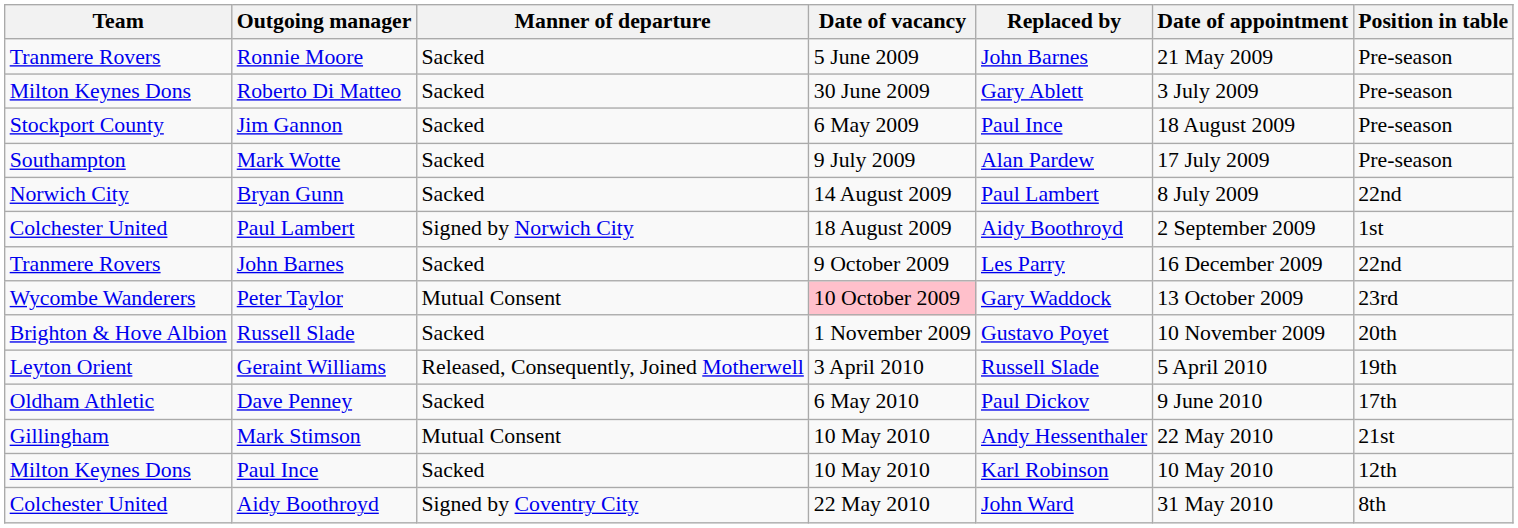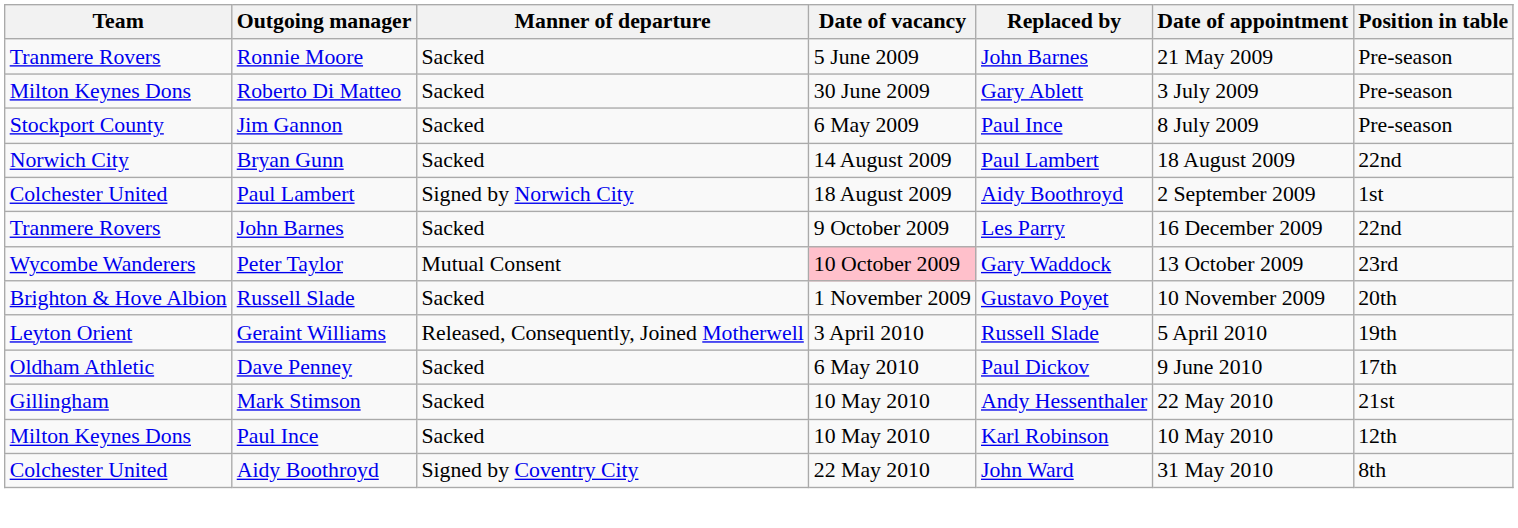(1226, 125) 18 August 2009 -> (1208, 125) 8 July 2009
- row: (289, 159)
(1208, 194) 8 July 2009 -> (1226, 159) 18 August 2009
(491, 435) Mutual Consent -> (453, 401) Sacked
